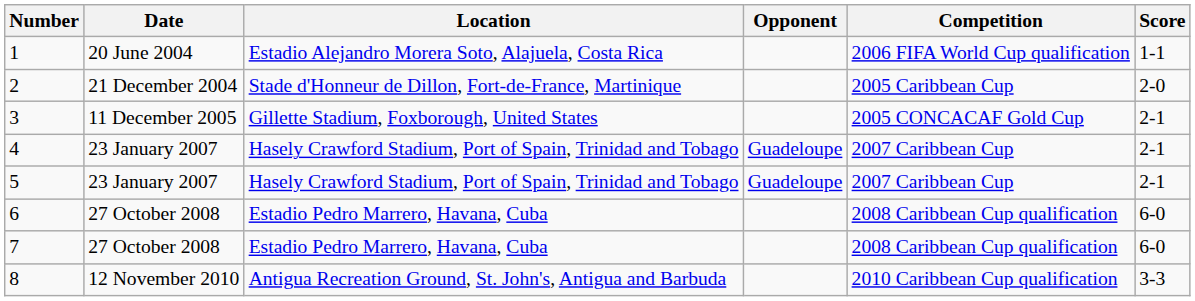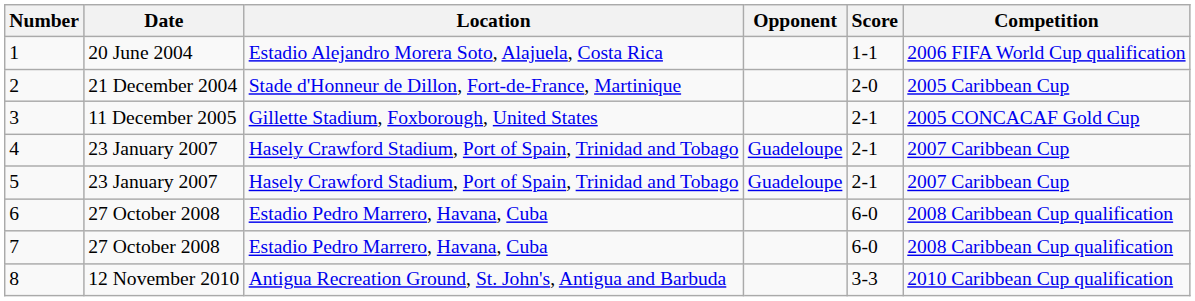columns swapped: (1162, 20) <-> (991, 20)
